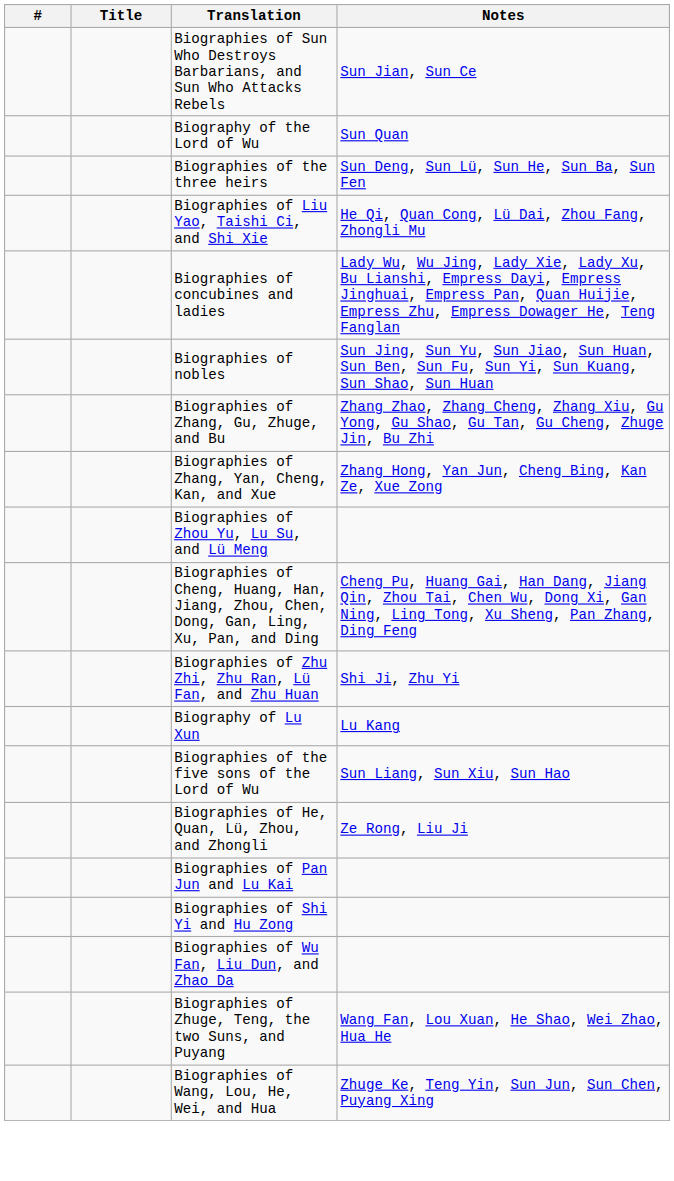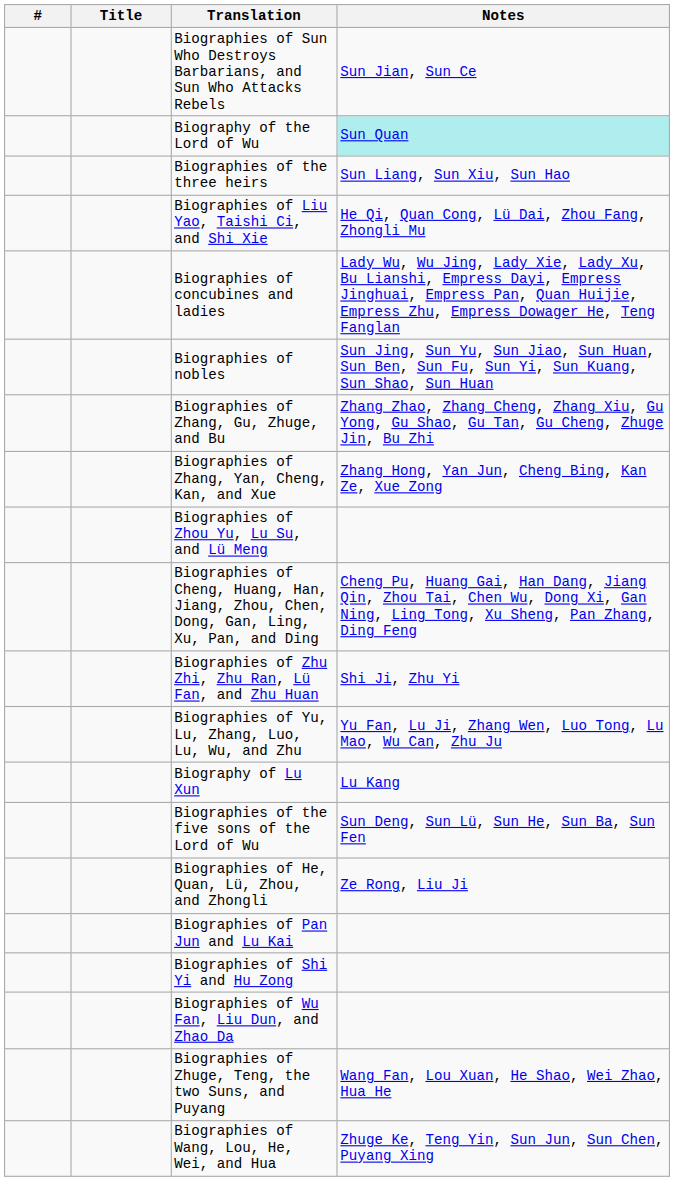(374, 136) no background -> (374, 136) paleturquoise background
(498, 175) Sun Deng, Sun Lü, Sun He, Sun Ba, Sun Fen -> (455, 175) Sun Liang, Sun Xiu, Sun Hao
+ row: (251, 735)
(455, 774) Sun Liang, Sun Xiu, Sun Hao -> (498, 830) Sun Deng, Sun Lü, Sun He, Sun Ba, Sun Fen
